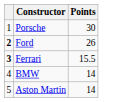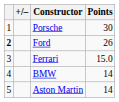+ column: (22, 12)
(9, 59) bold -> (9, 59) normal
(87, 59) 15.5 -> (104, 59) 15.0
